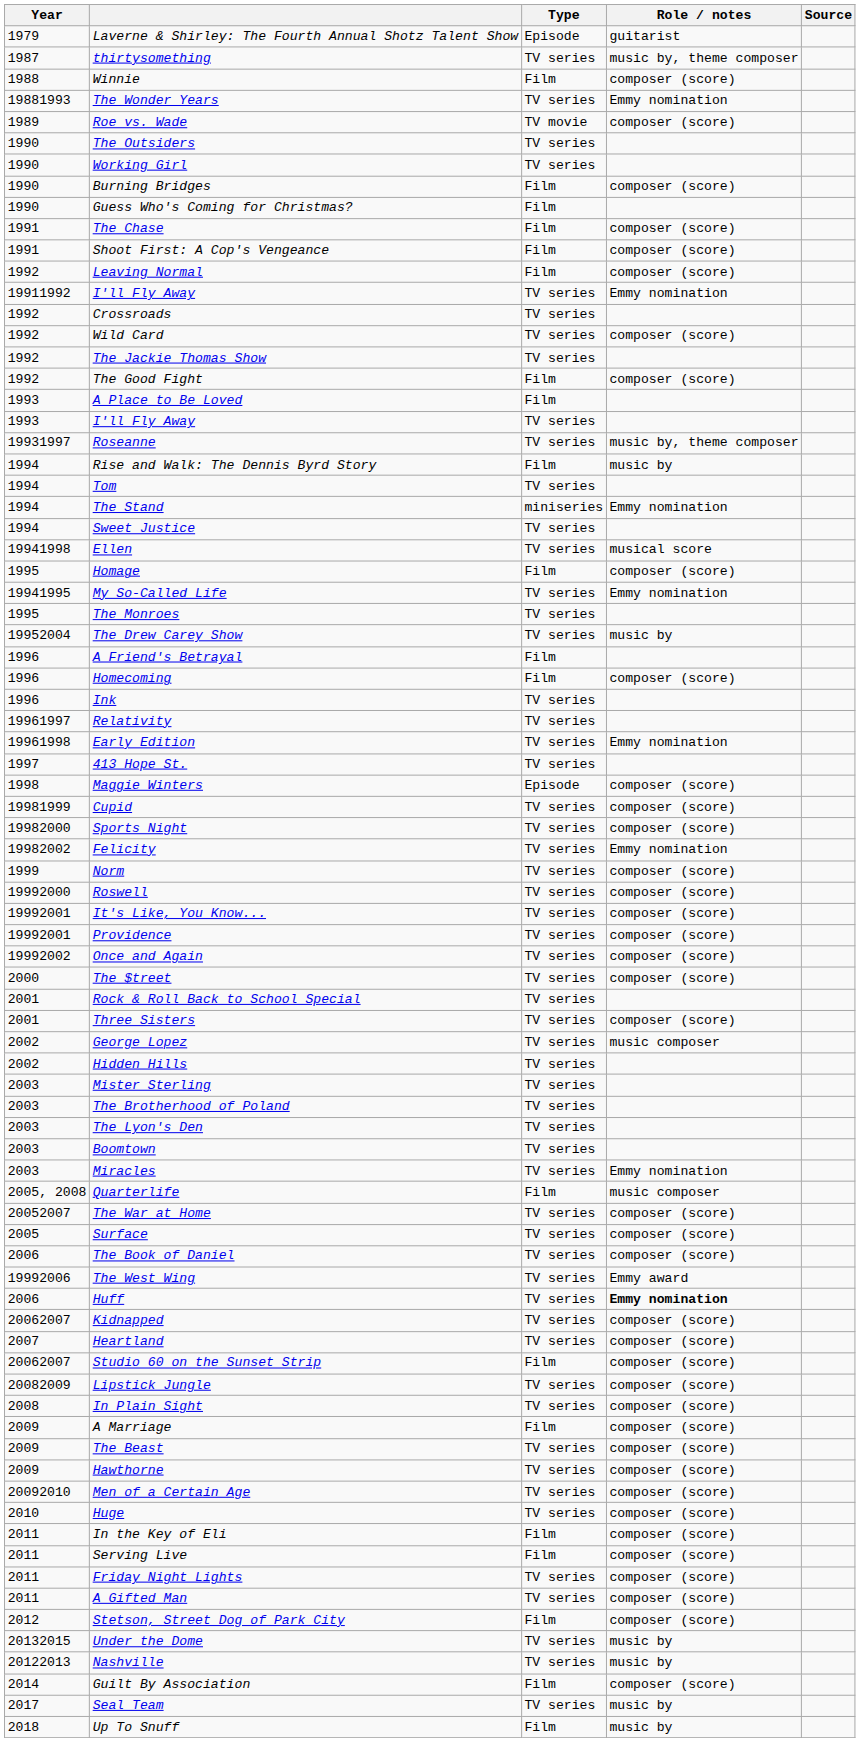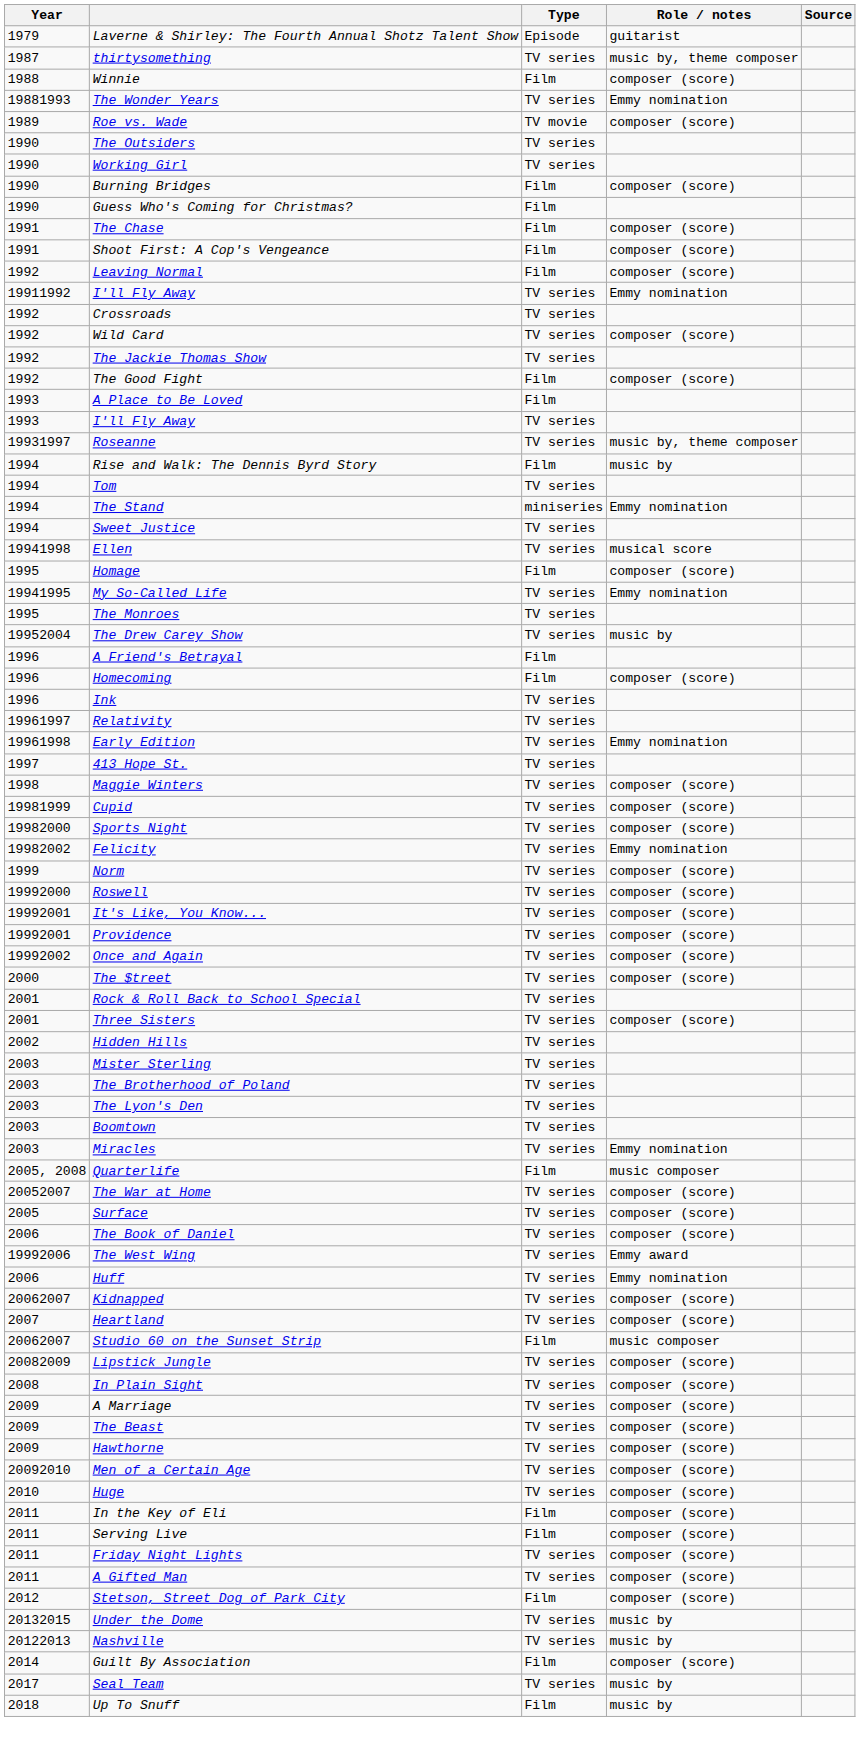(552, 786) Episode -> (560, 786) TV series
- row: (23, 1042)
(669, 1299) bold -> (669, 1278) normal
(673, 1363) composer (score) -> (665, 1342) music composer
(540, 1428) Film -> (560, 1406) TV series
